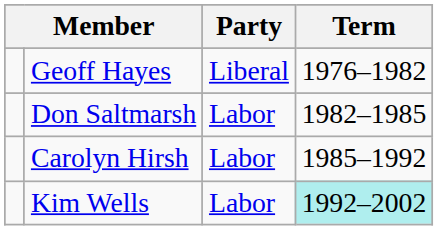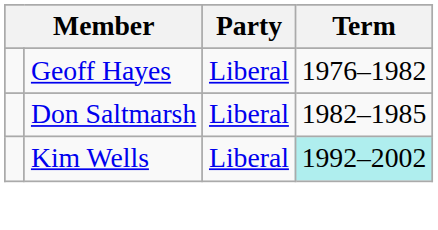(242, 114) Labor -> (249, 114) Liberal
- row: (110, 158)
(242, 202) Labor -> (249, 158) Liberal
